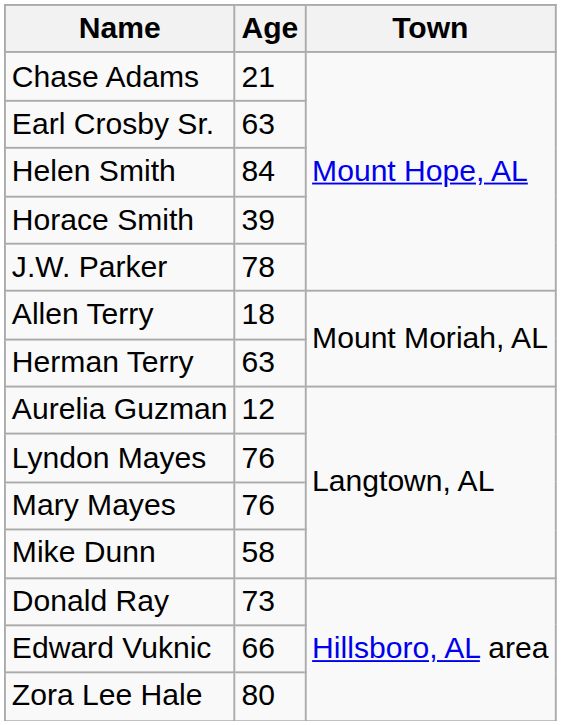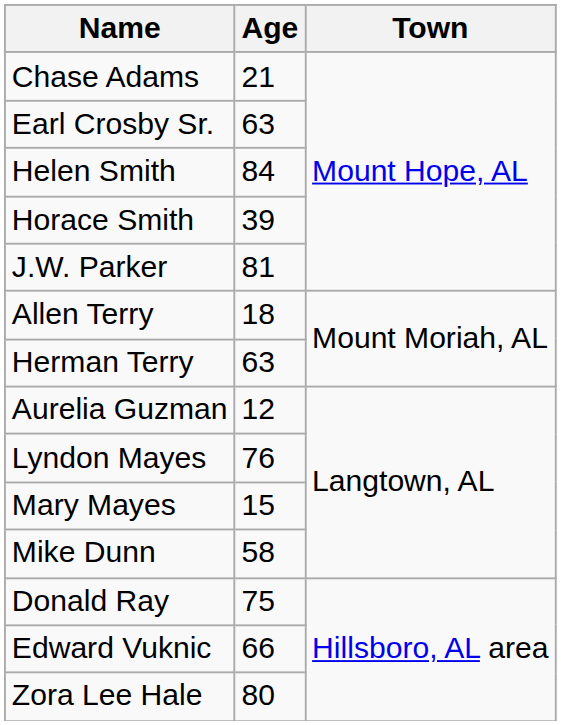(258, 266) 78 -> (258, 266) 81
(258, 505) 76 -> (258, 505) 15
(258, 600) 73 -> (258, 600) 75
